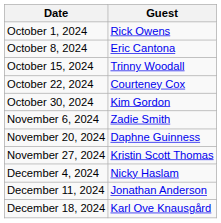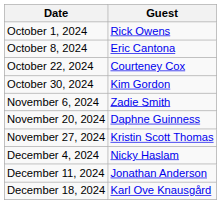- row: (50, 66)
